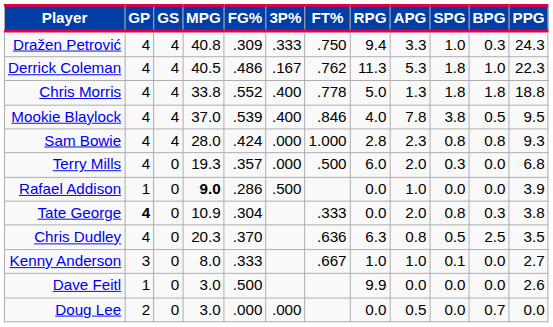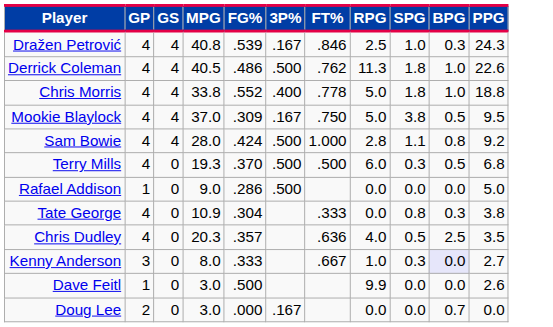- column: (410, 18)
(248, 44) .309 -> (248, 44) .539
(287, 44) .333 -> (287, 44) .167
(332, 44) .750 -> (332, 44) .846
(376, 44) 9.4 -> (376, 44) 2.5
(287, 68) .167 -> (287, 68) .500
(530, 68) 22.3 -> (490, 68) 22.6
(495, 92) 1.8 -> (455, 92) 1.0
(248, 116) .539 -> (248, 116) .309
(287, 116) .400 -> (287, 116) .167
(332, 116) .846 -> (332, 116) .750
(376, 116) 4.0 -> (376, 116) 5.0
(287, 140) .000 -> (287, 140) .500
(455, 140) 0.8 -> (415, 140) 1.1
(534, 140) 9.3 -> (494, 140) 9.2
(248, 164) .357 -> (248, 164) .370
(287, 164) .000 -> (287, 164) .500
(495, 164) 0.0 -> (455, 164) 0.5
(210, 189) bold -> (210, 189) normal
(534, 189) 3.9 -> (494, 189) 5.0
(146, 213) bold -> (146, 213) normal
(248, 237) .370 -> (248, 237) .357
(376, 237) 6.3 -> (376, 237) 4.0
(455, 261) 0.1 -> (415, 261) 0.3
(495, 261) no background -> (455, 261) lavender background
(287, 309) .000 -> (287, 309) .167
